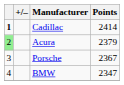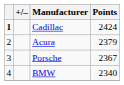(108, 27) 2414 -> (108, 27) 2424
(9, 42) lightgreen background -> (9, 42) no background
(108, 73) 2347 -> (108, 73) 2340
